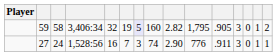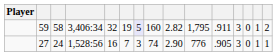(223, 28) .905 -> (223, 28) .911
(223, 43) .911 -> (223, 43) .905
